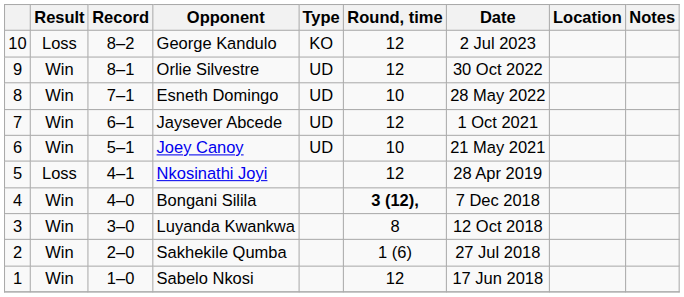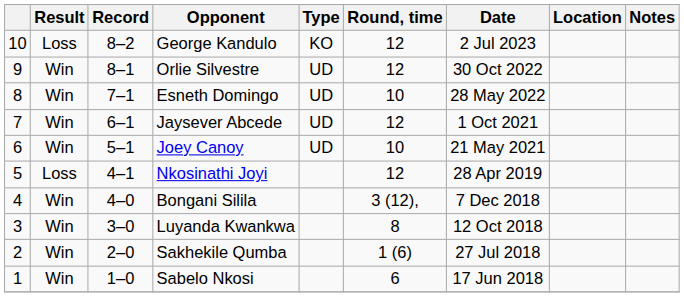(395, 200) bold -> (395, 200) normal
(395, 278) 12 -> (395, 278) 6
